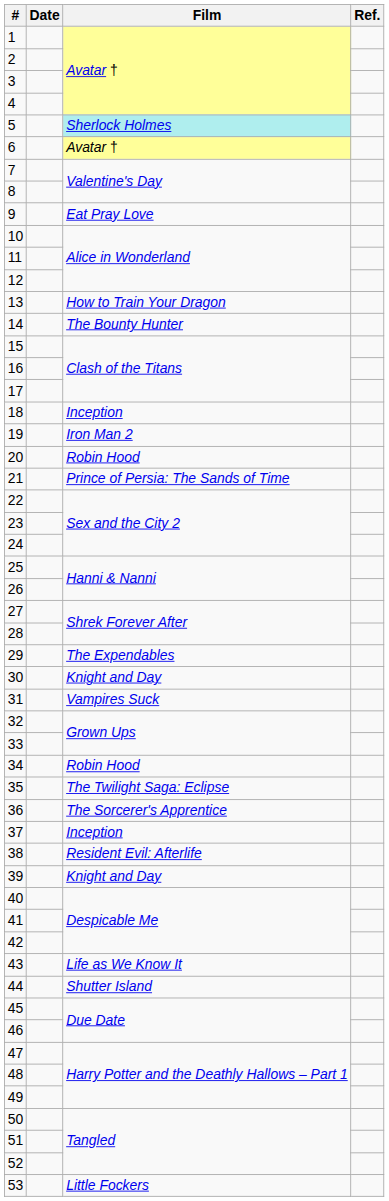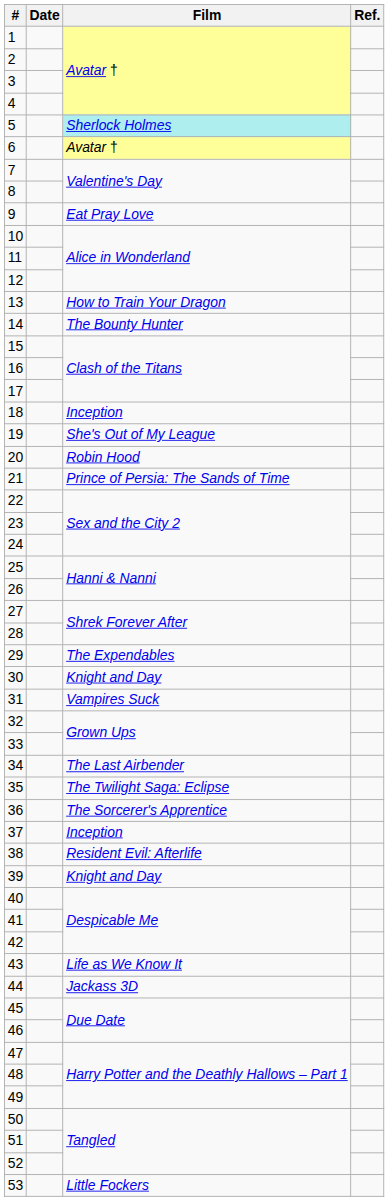(99, 434) Iron Man 2 -> (141, 434) She's Out of My League
(103, 766) Robin Hood -> (125, 766) The Last Airbender
(109, 986) Shutter Island -> (102, 986) Jackass 3D
